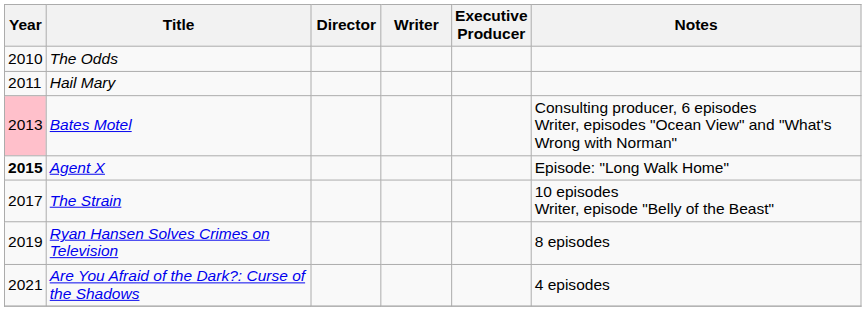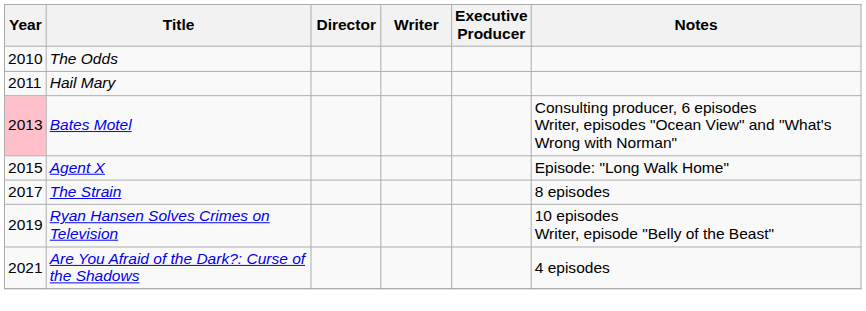(25, 167) bold -> (25, 167) normal
(654, 200) 10 episodes Writer, episode "Belly of the Beast" -> (572, 192) 8 episodes
(572, 243) 8 episodes -> (654, 225) 10 episodes Writer, episode "Belly of the Beast"
